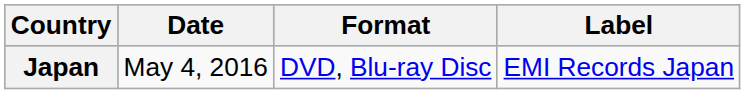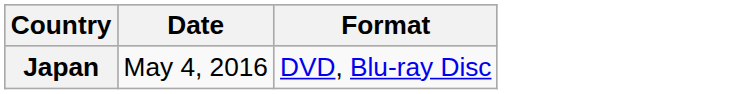- column: (619, 25)
